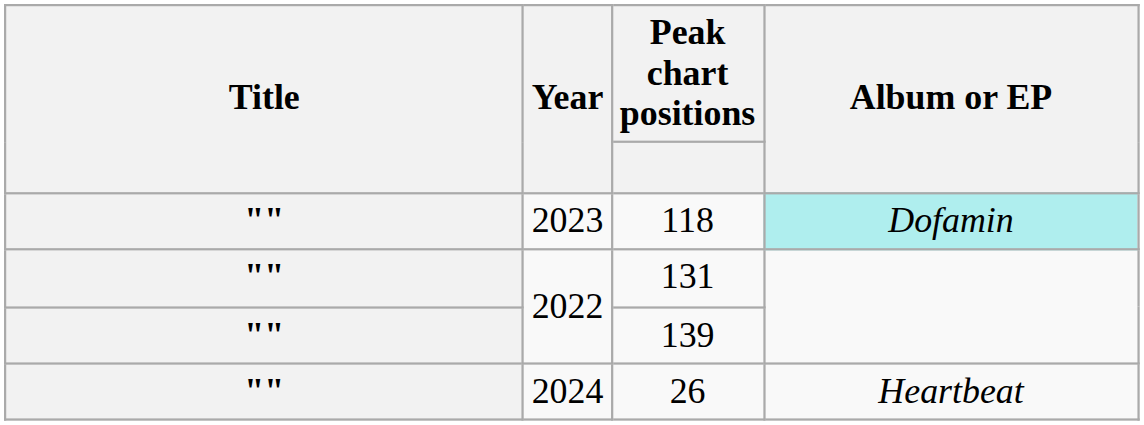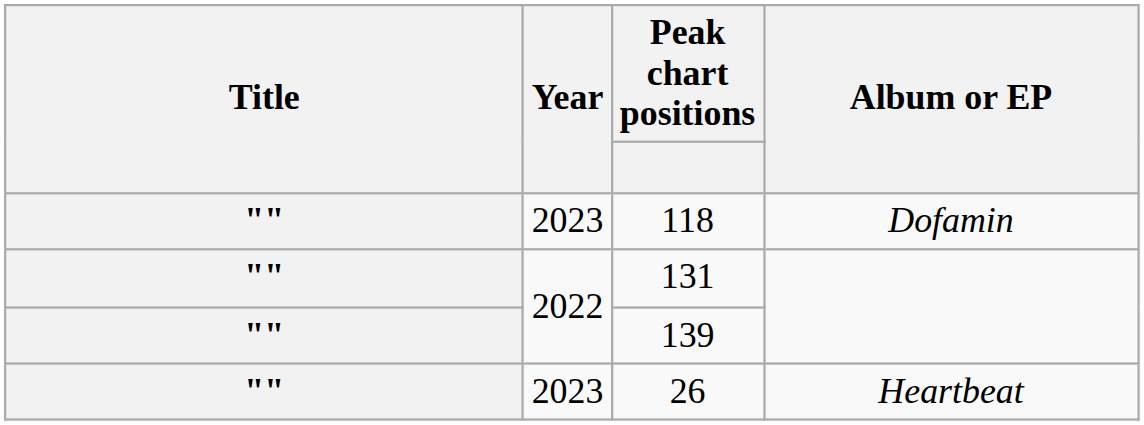(951, 220) paleturquoise background -> (951, 220) no background
(568, 391) 2024 -> (568, 391) 2023
